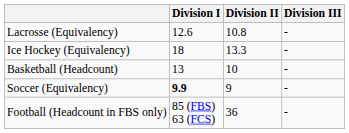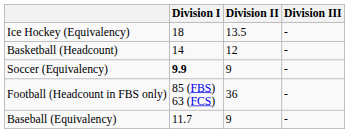- row: (62, 32)
(236, 50) 13.3 -> (236, 32) 13.5
(178, 69) 13 -> (178, 50) 14
(232, 69) 10 -> (232, 50) 12
+ row: (62, 119)
